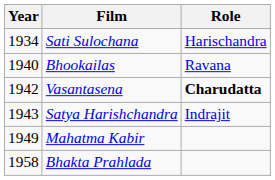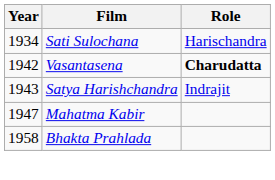- row: (80, 65)
(23, 138) 1949 -> (23, 114) 1947
